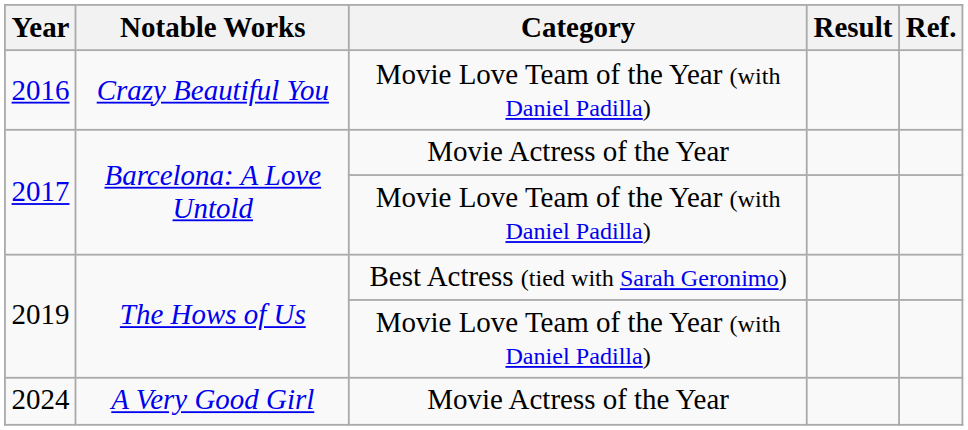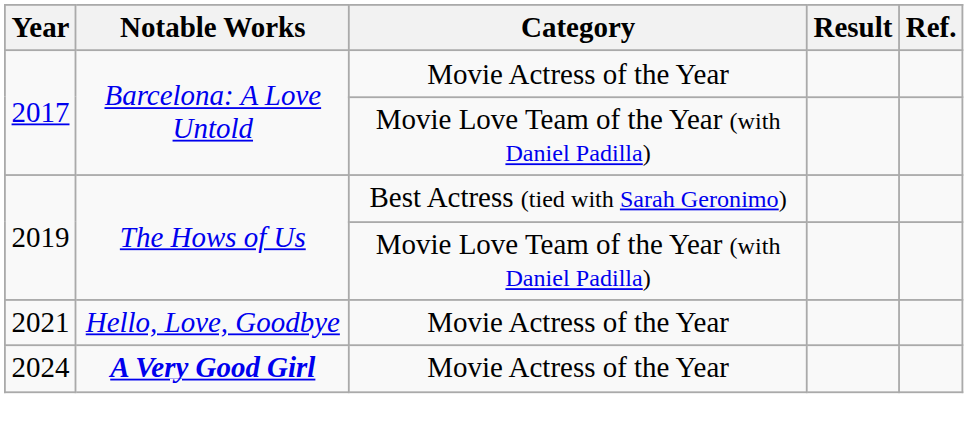- row: (41, 89)
+ row: (41, 322)
(213, 400) normal -> (213, 368) bold
